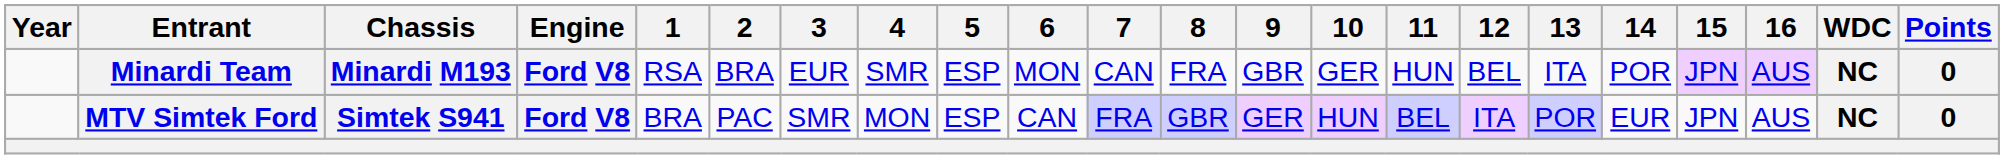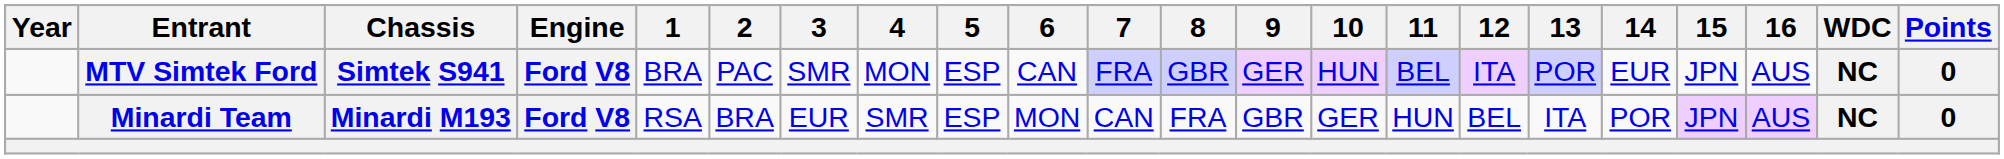rows swapped: (201, 72) <-> (201, 117)
